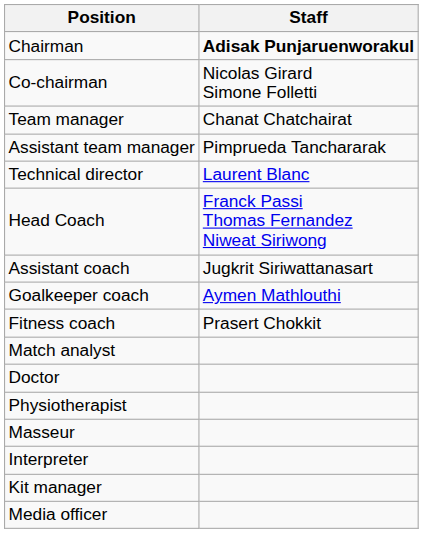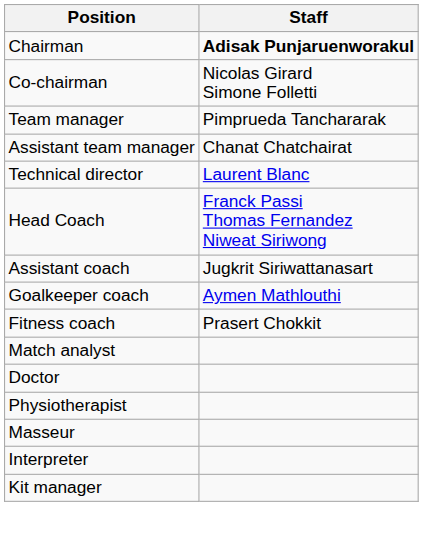(277, 119) Chanat Chatchairat -> (294, 119) Pimprueda Tanchararak
(294, 147) Pimprueda Tanchararak -> (277, 147) Chanat Chatchairat
- row: (58, 515)
